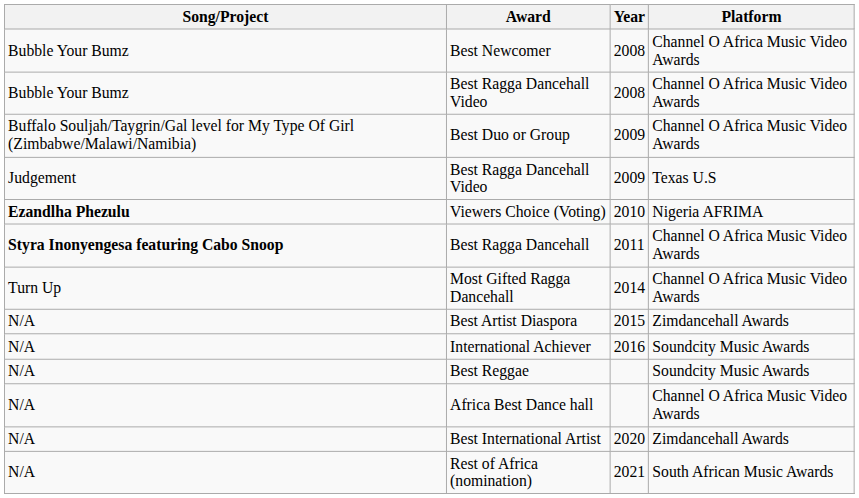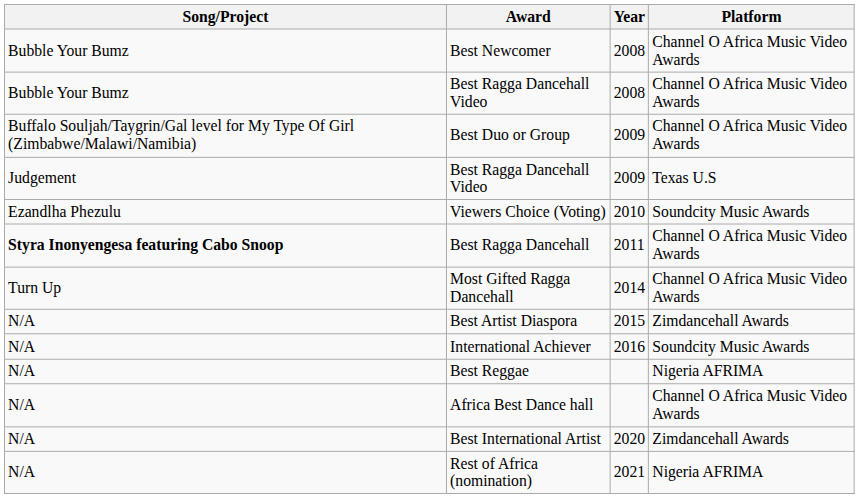(69, 211) bold -> (64, 211) normal
(708, 211) Nigeria AFRIMA -> (731, 211) Soundcity Music Awards
(731, 371) Soundcity Music Awards -> (708, 371) Nigeria AFRIMA
(743, 472) South African Music Awards -> (708, 472) Nigeria AFRIMA
